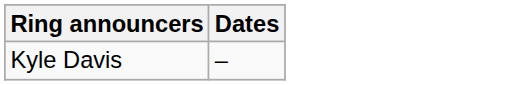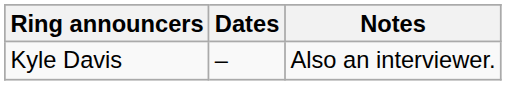+ column: (393, 23)
